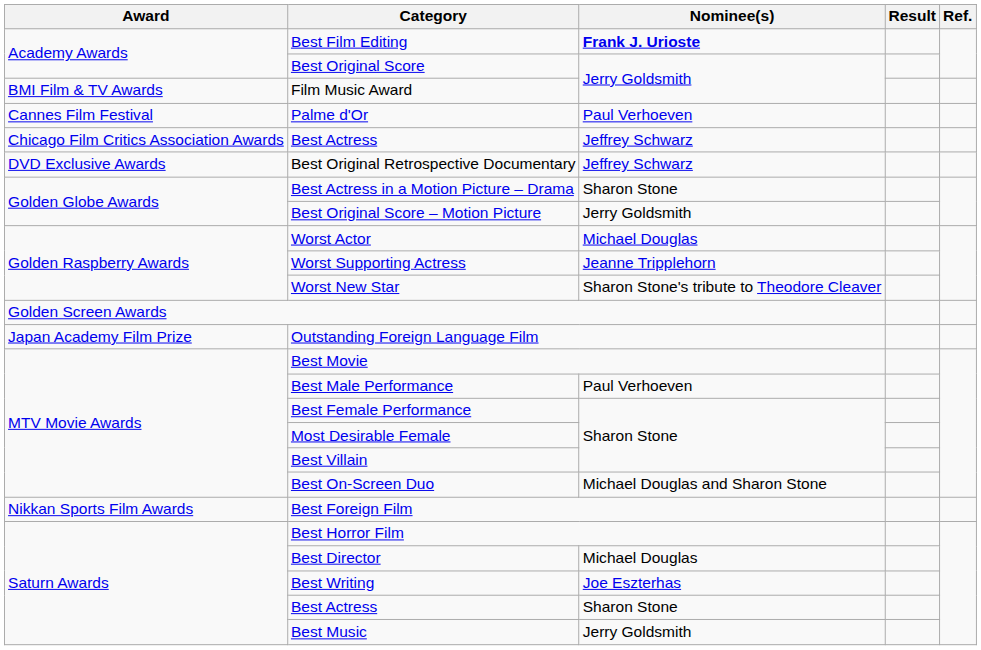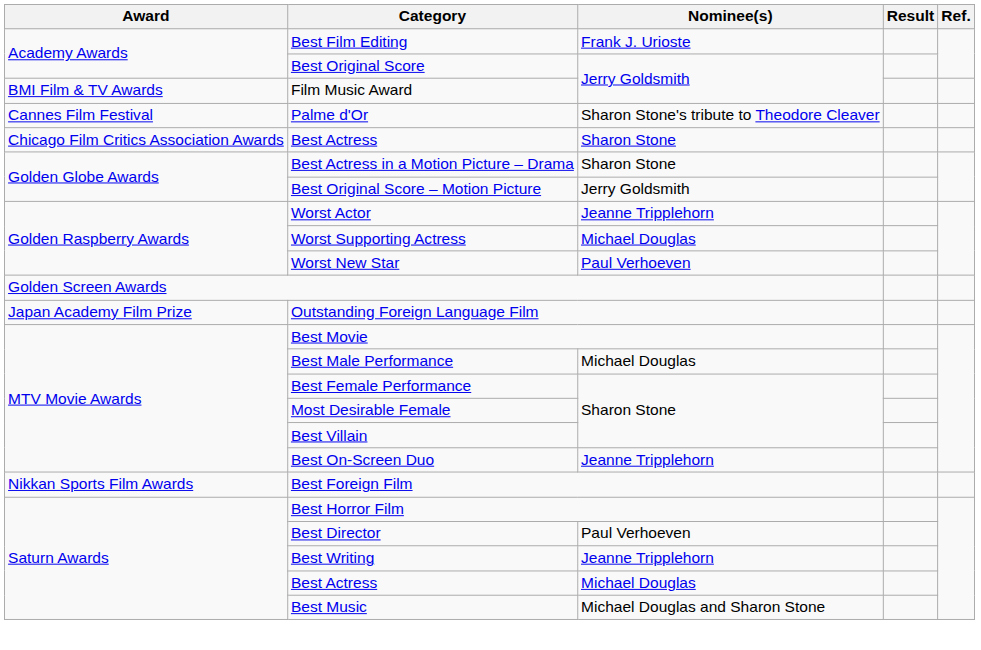(641, 41) bold -> (636, 41) normal
(638, 115) Paul Verhoeven -> (730, 115) Sharon Stone's tribute to Theodore Cleaver
(638, 139) Jeffrey Schwarz -> (628, 139) Sharon Stone
- row: (87, 164)
(640, 238) Michael Douglas -> (647, 213) Jeanne Tripplehorn
(649, 262) Jeanne Tripplehorn -> (638, 238) Michael Douglas
(732, 287) Sharon Stone's tribute to Theodore Cleaver -> (636, 262) Paul Verhoeven
(638, 386) Paul Verhoeven -> (638, 361) Michael Douglas
(705, 484) Michael Douglas and Sharon Stone -> (647, 459) Jeanne Tripplehorn
(640, 558) Michael Douglas -> (636, 533) Paul Verhoeven
(632, 582) Joe Eszterhas -> (647, 558) Jeanne Tripplehorn
(630, 607) Sharon Stone -> (638, 582) Michael Douglas
(637, 632) Jerry Goldsmith -> (703, 607) Michael Douglas and Sharon Stone
